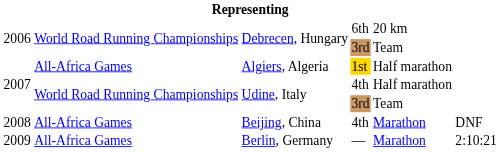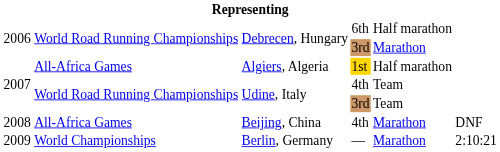(390, 28) 20 km -> (412, 28) Half marathon
(388, 47) Team -> (399, 47) Marathon
(412, 85) Half marathon -> (388, 85) Team
(83, 141) All-Africa Games -> (95, 141) World Championships
